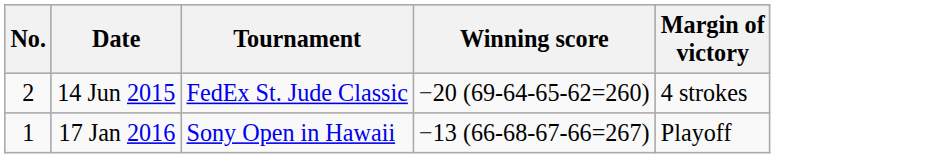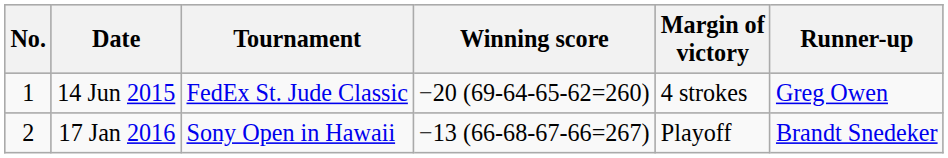+ column: (857, 38)
(28, 93) 2 -> (28, 93) 1
(28, 132) 1 -> (28, 132) 2
